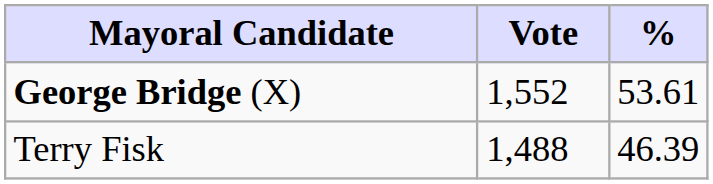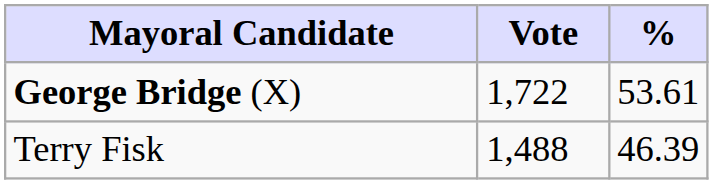(527, 91) 1,552 -> (527, 91) 1,722
